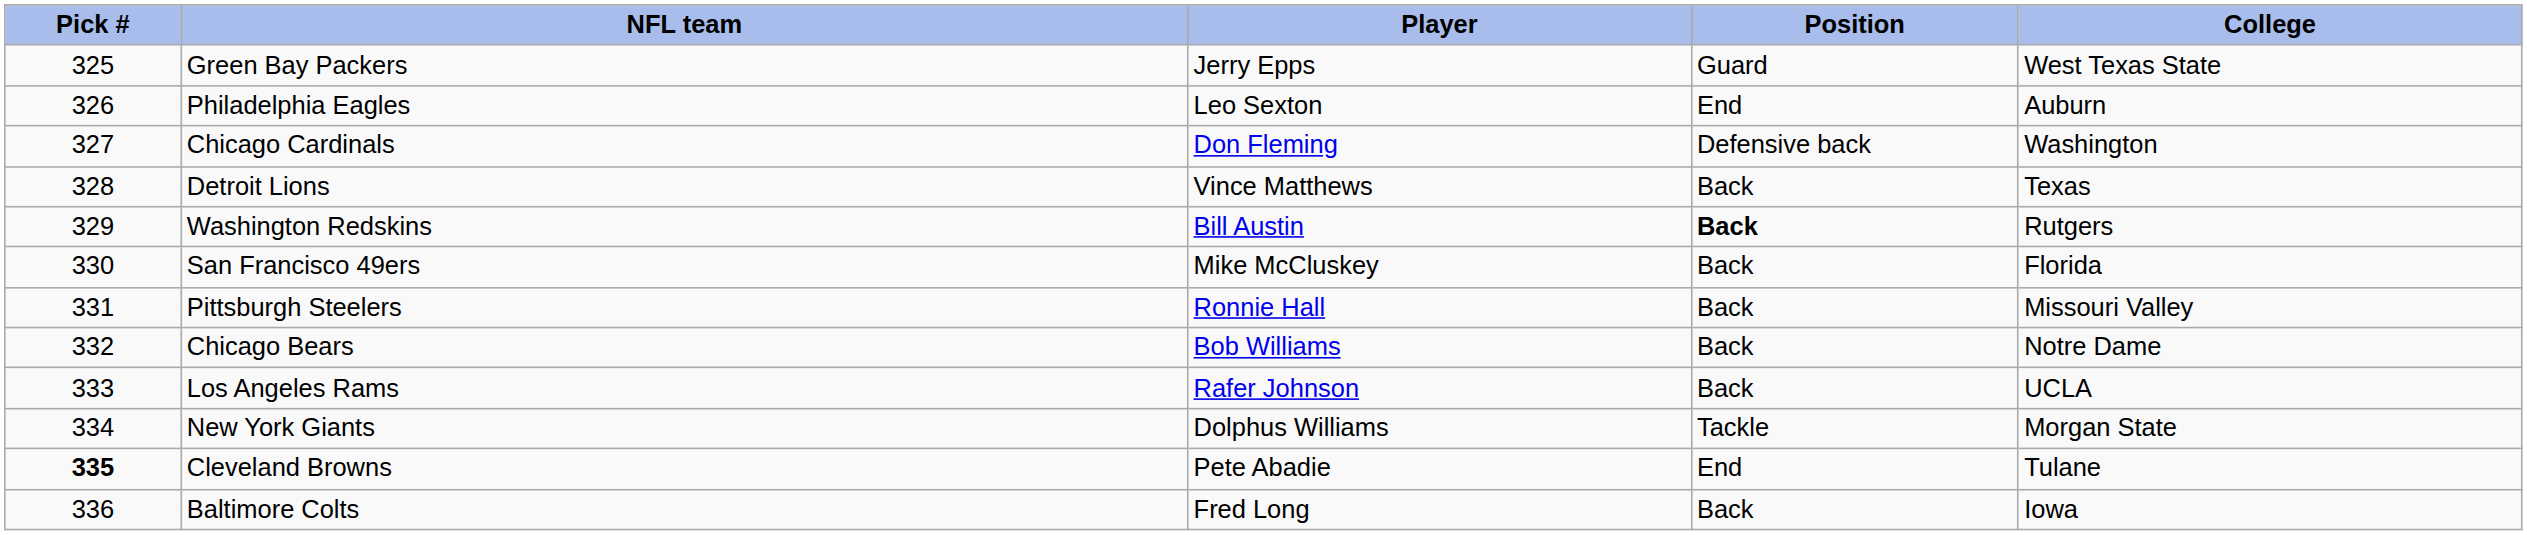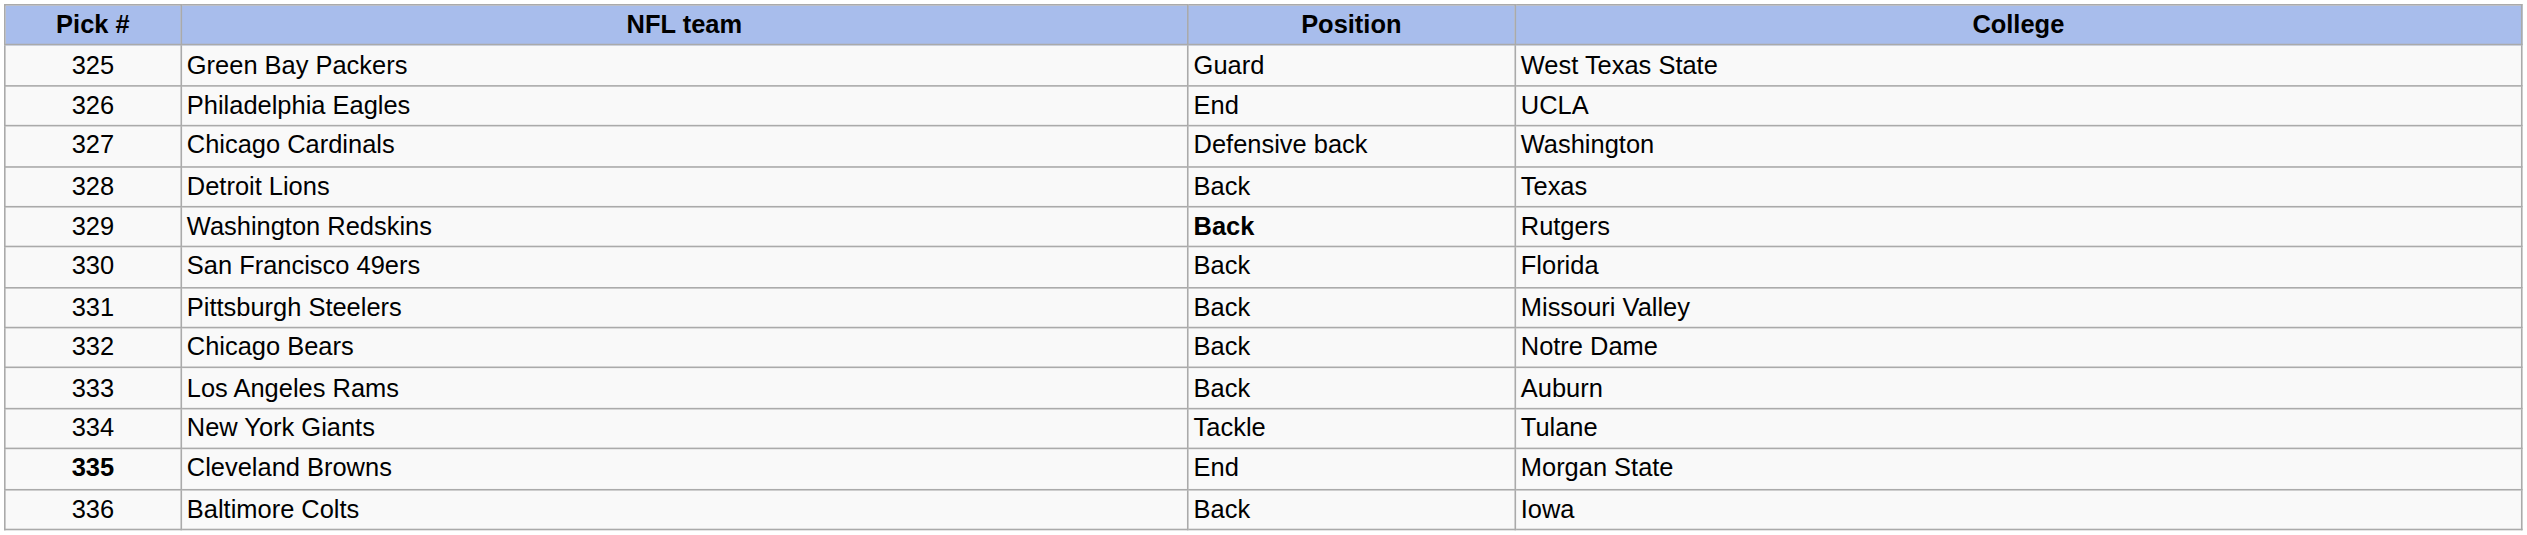- column: (1439, 24)
(2065, 105) Auburn -> (1555, 105) UCLA
(2058, 387) UCLA -> (1562, 387) Auburn
(2101, 428) Morgan State -> (1559, 428) Tulane
(2063, 468) Tulane -> (1597, 468) Morgan State
